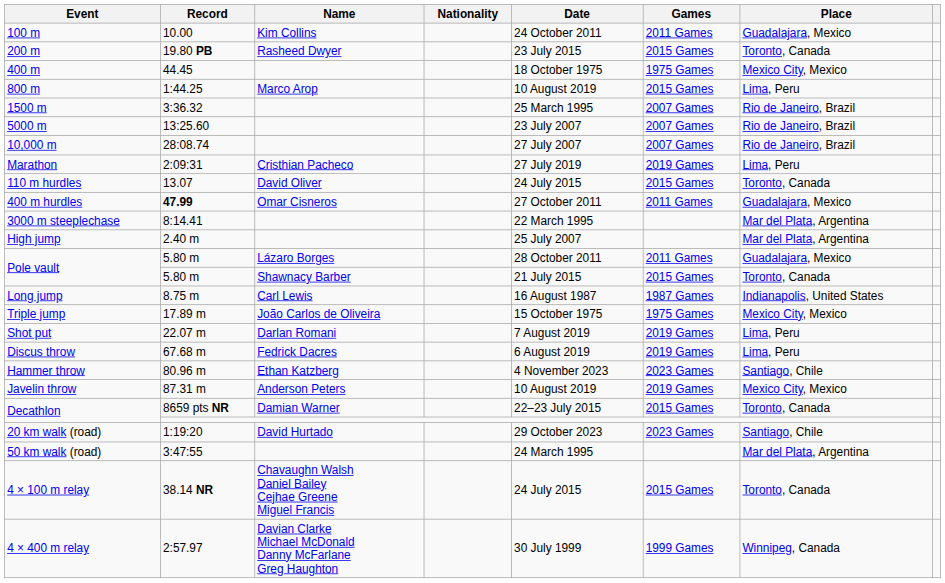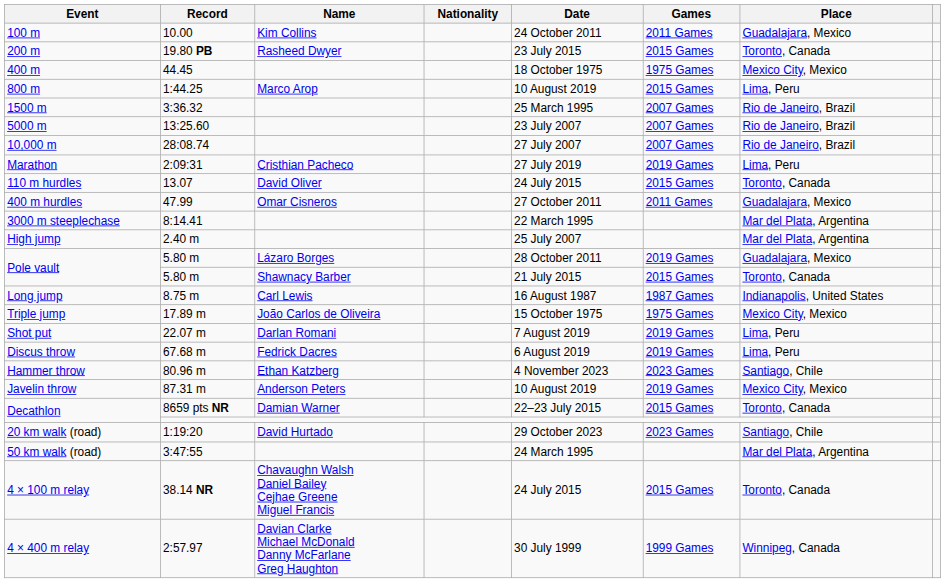(178, 202) bold -> (178, 202) normal
(679, 258) 2011 Games -> (680, 258) 2019 Games
